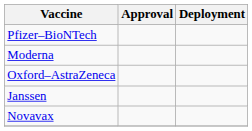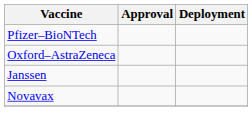- row: (30, 55)
